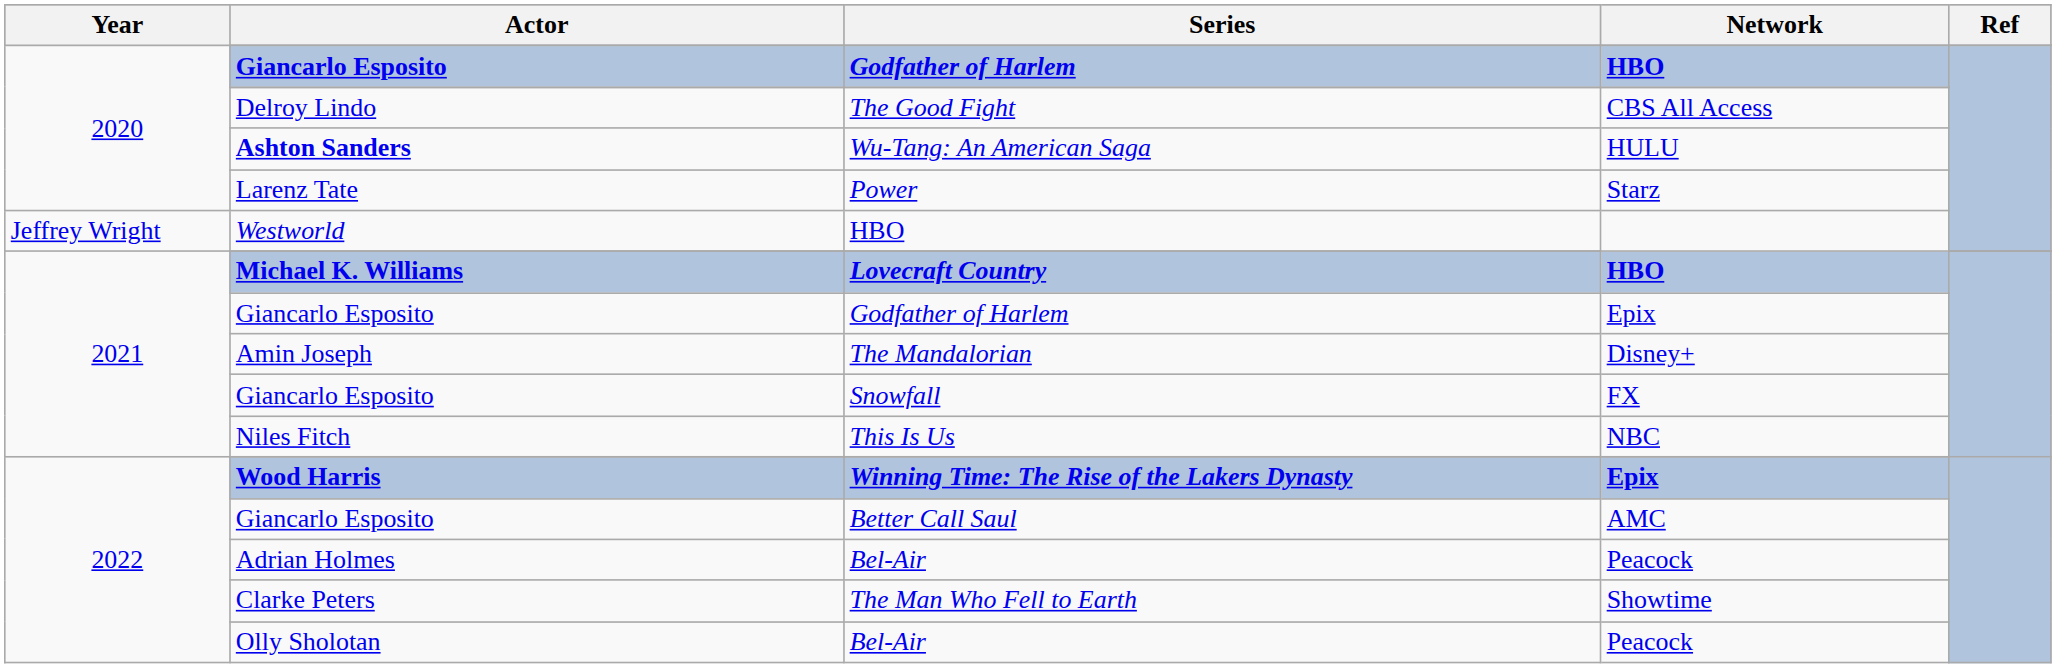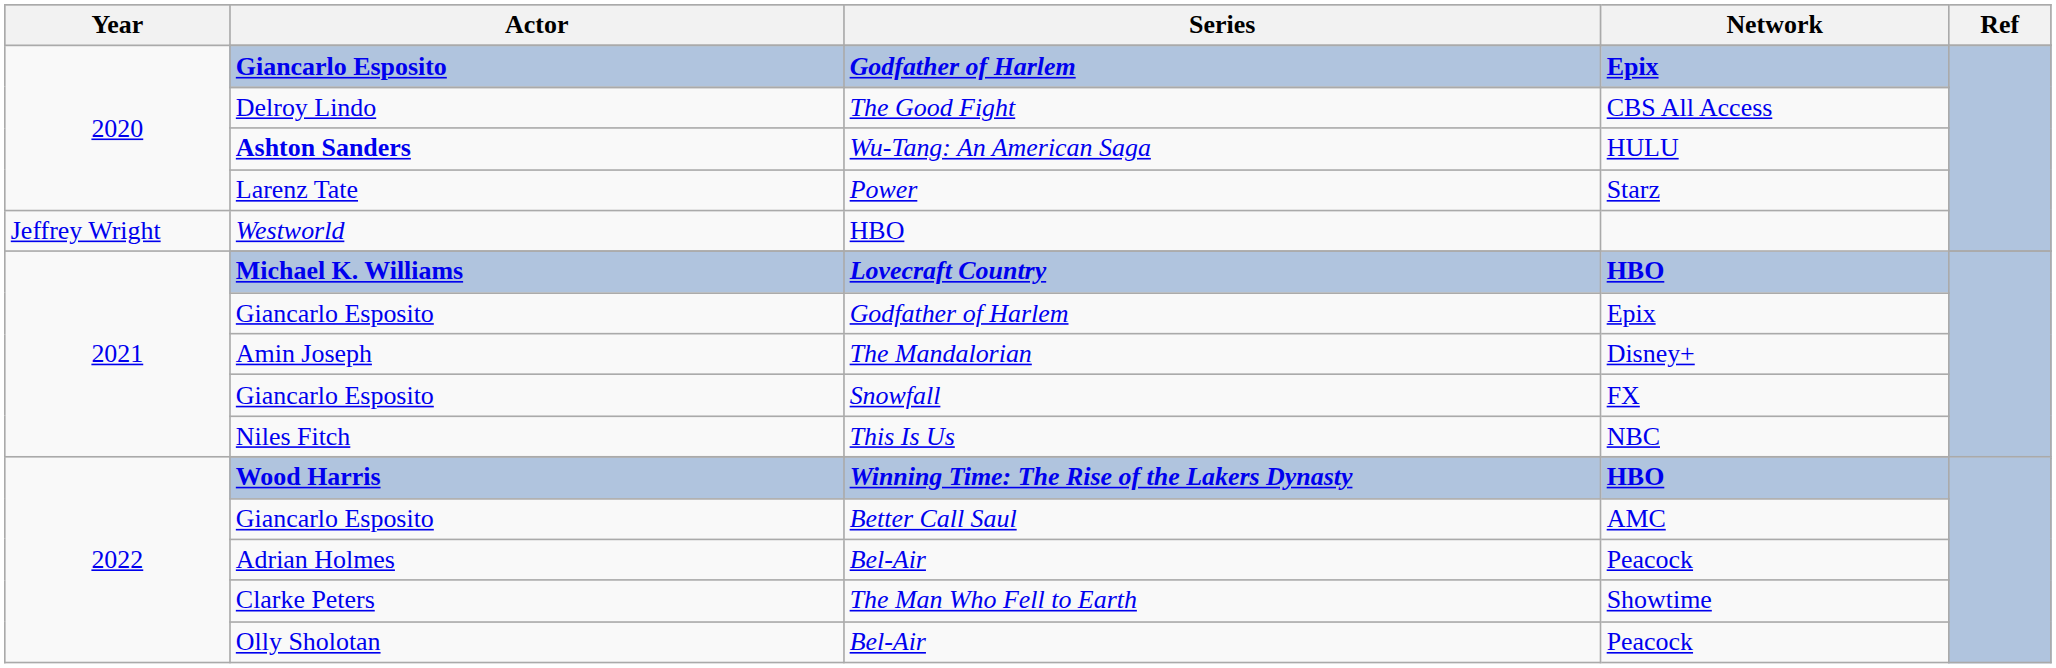(1635, 66) HBO -> (1633, 66) Epix
(1633, 477) Epix -> (1635, 477) HBO
